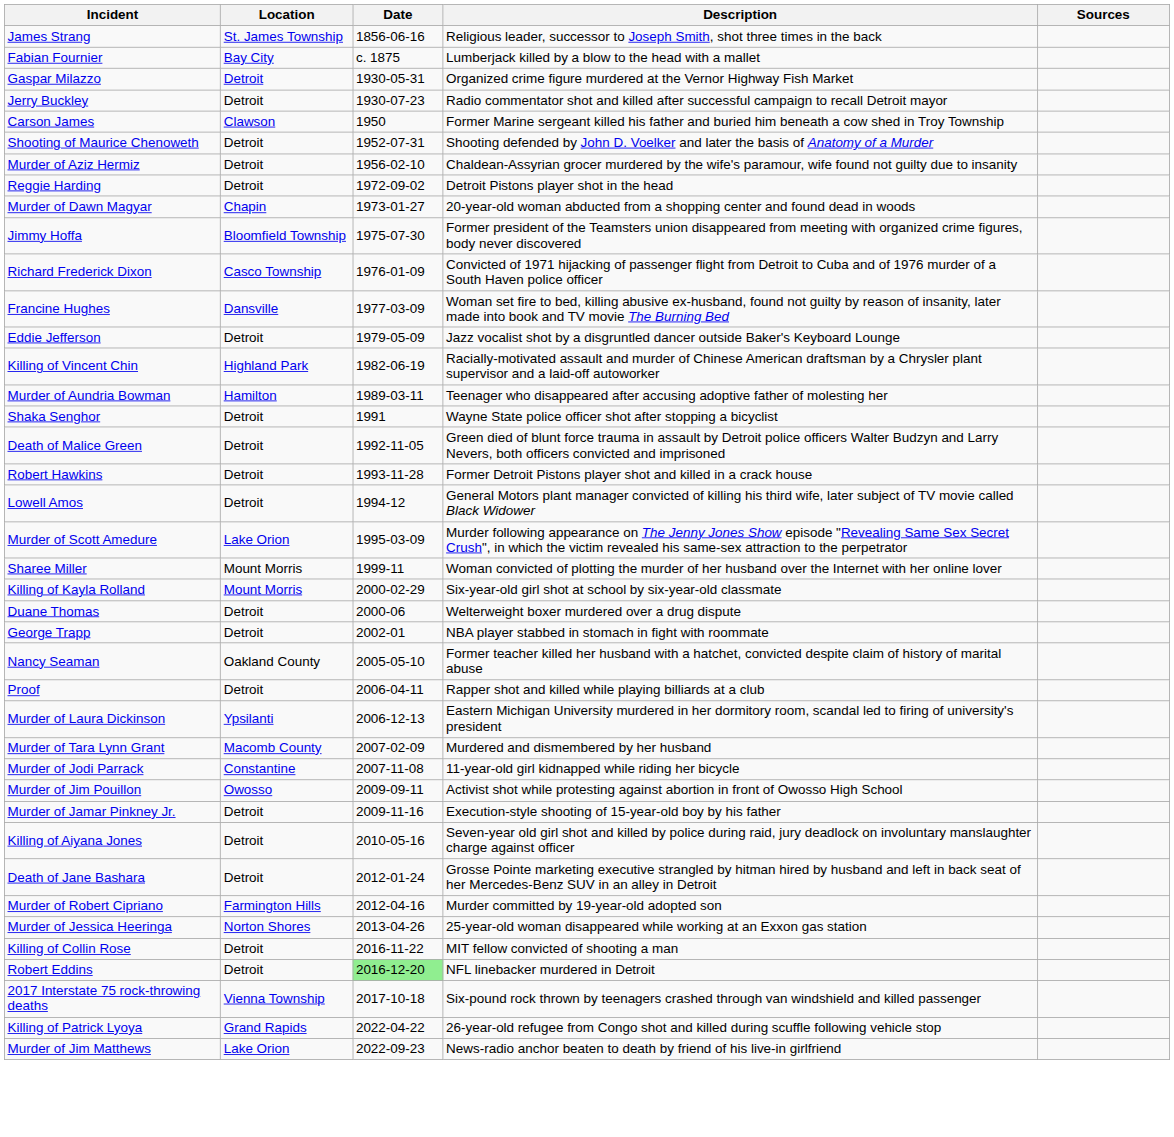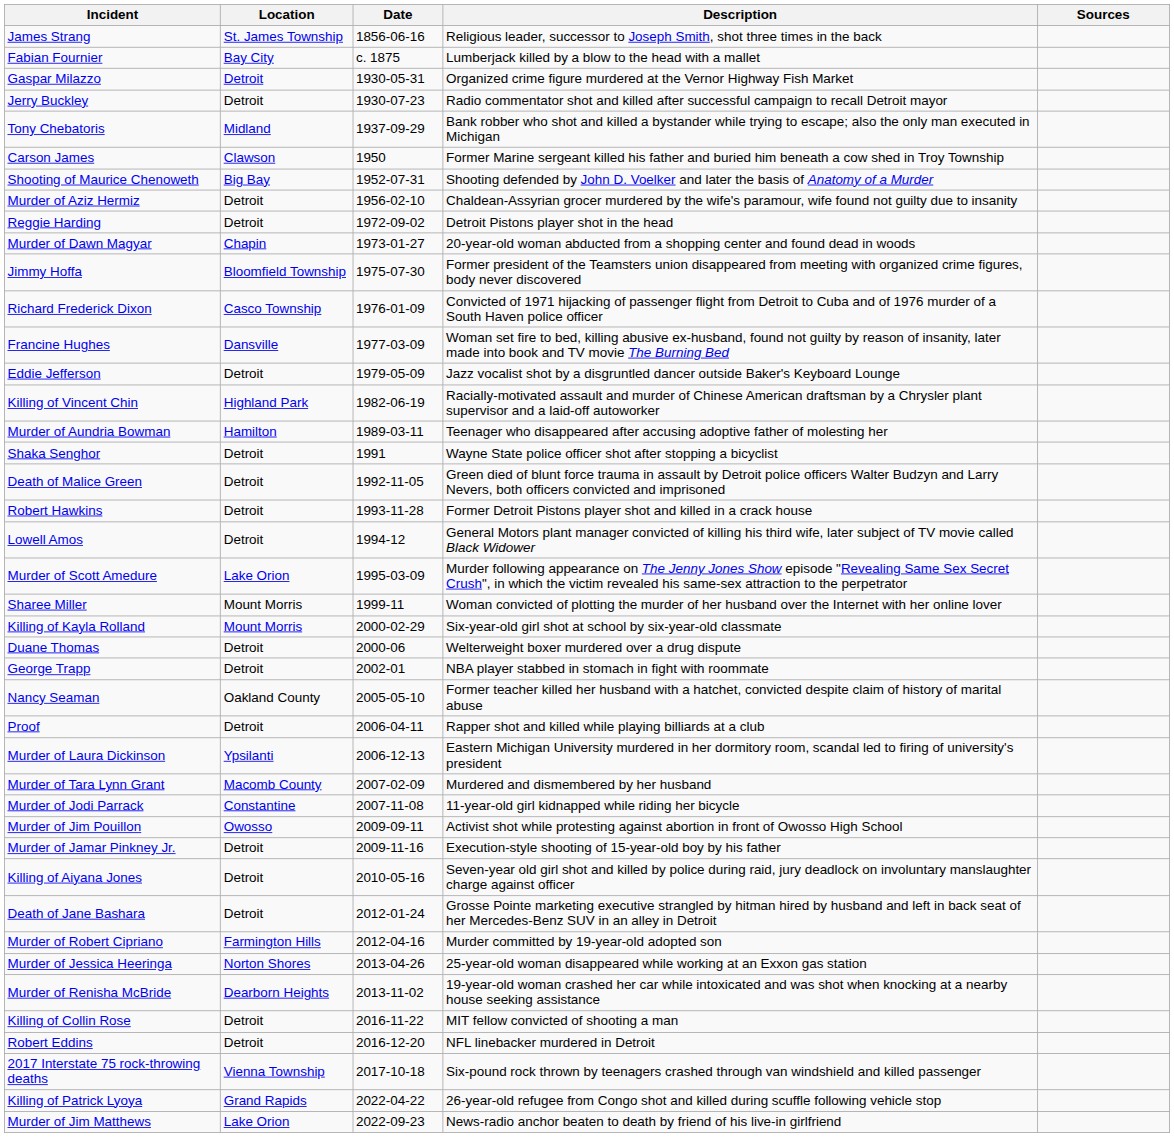+ row: (56, 129)
(244, 143) Detroit -> (247, 179) Big Bay
+ row: (89, 992)
(390, 970) lightgreen background -> (390, 1043) no background
